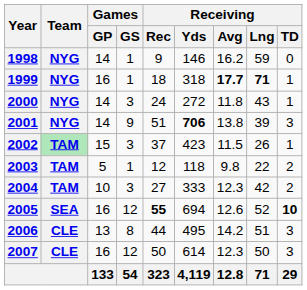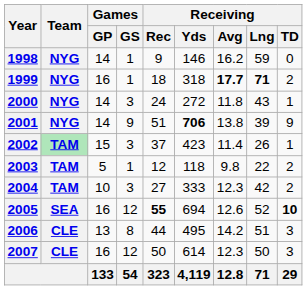(290, 79) 1 -> (290, 79) 2
(290, 123) 3 -> (290, 123) 9
(230, 144) 11.5 -> (230, 144) 11.4
